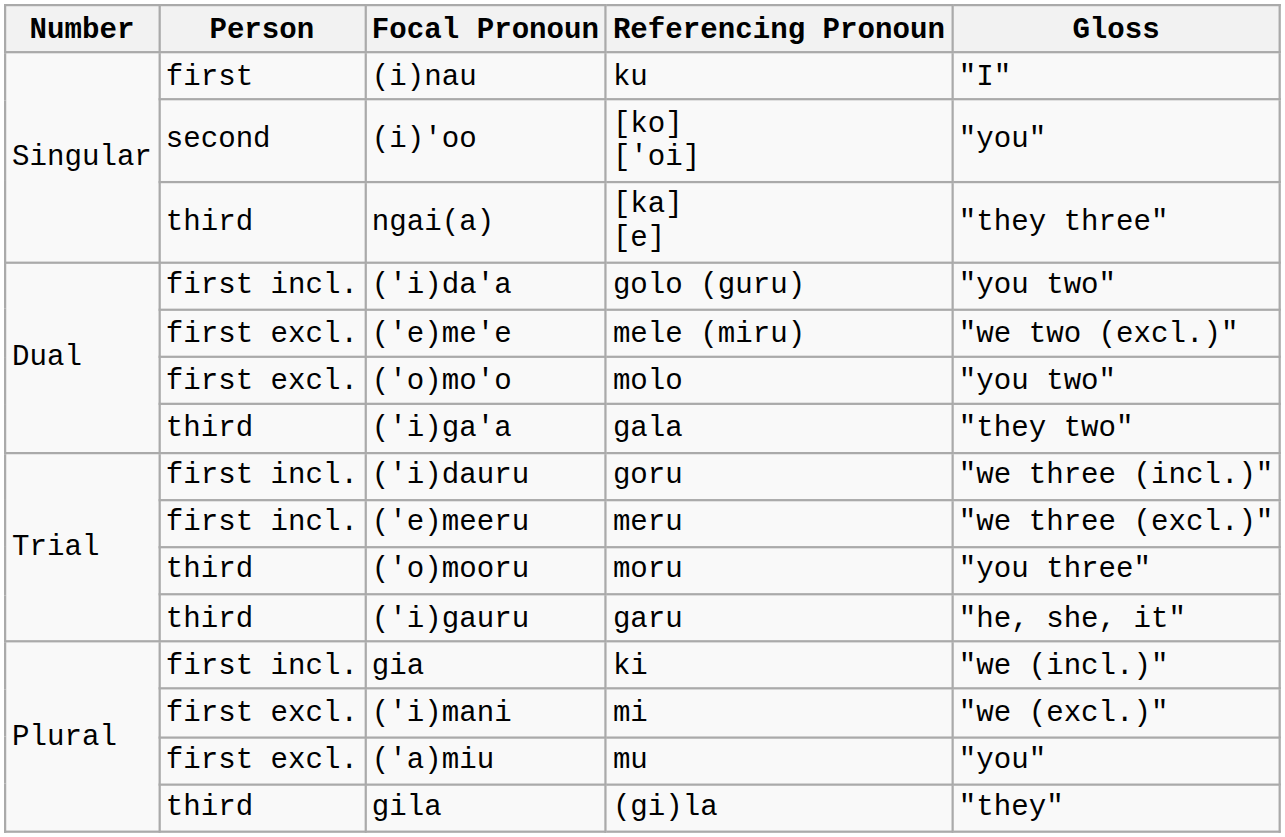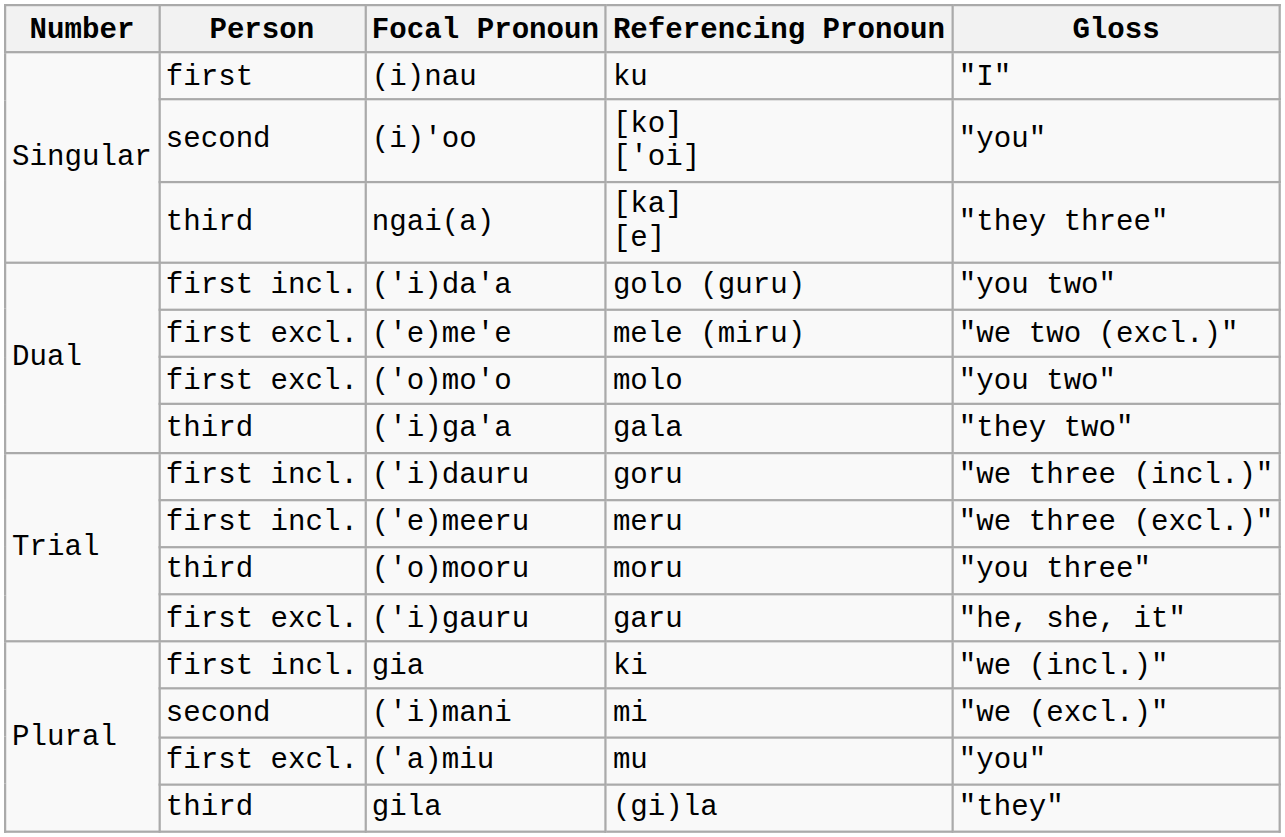(209, 618) third -> (262, 618) first excl.
(262, 713) first excl. -> (218, 713) second
